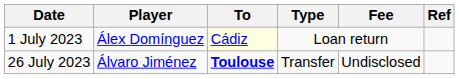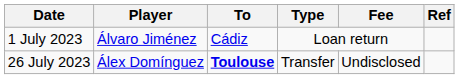(151, 39) Álex Domínguez -> (147, 39) Álvaro Jiménez
(229, 39) lightyellow background -> (229, 39) no background
(147, 62) Álvaro Jiménez -> (151, 62) Álex Domínguez
